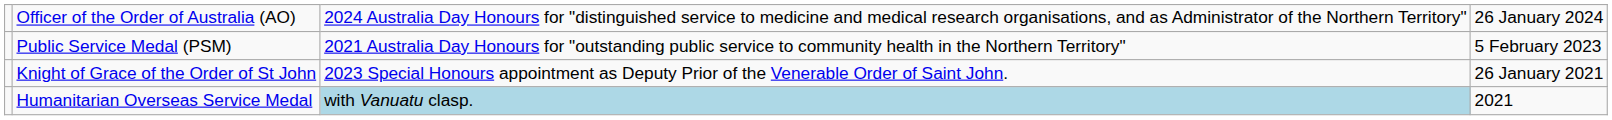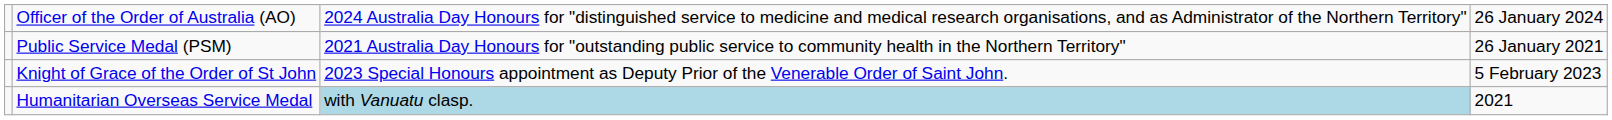(1538, 45) 5 February 2023 -> (1539, 45) 26 January 2021
(1539, 73) 26 January 2021 -> (1538, 73) 5 February 2023
